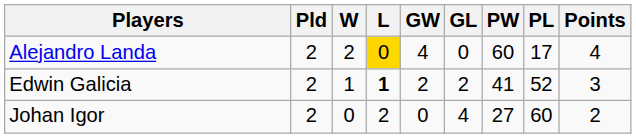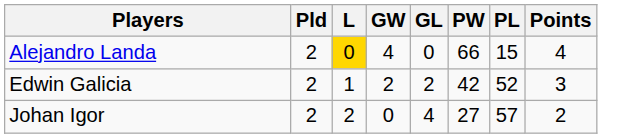- column: (349, 20)
(503, 52) 60 -> (468, 52) 66
(541, 52) 17 -> (507, 52) 15
(384, 84) bold -> (349, 84) normal
(503, 84) 41 -> (468, 84) 42
(541, 116) 60 -> (507, 116) 57
